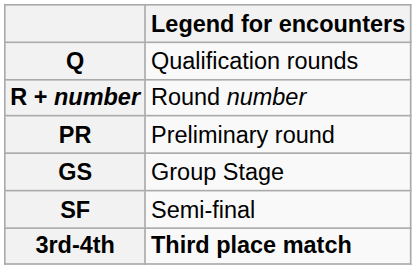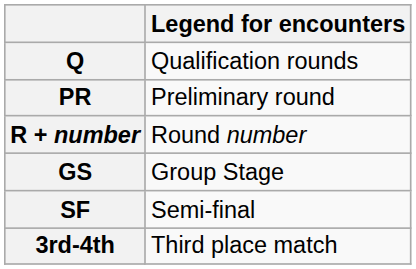rows swapped: (75, 135) <-> (75, 98)
(251, 246) bold -> (244, 246) normal
